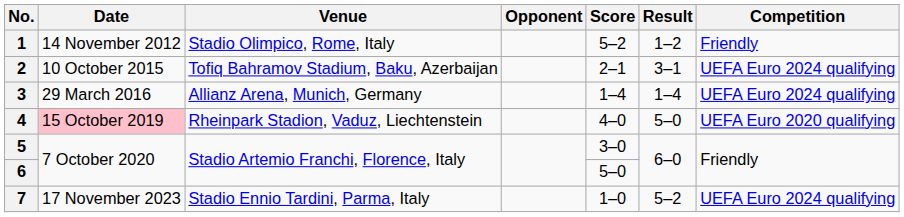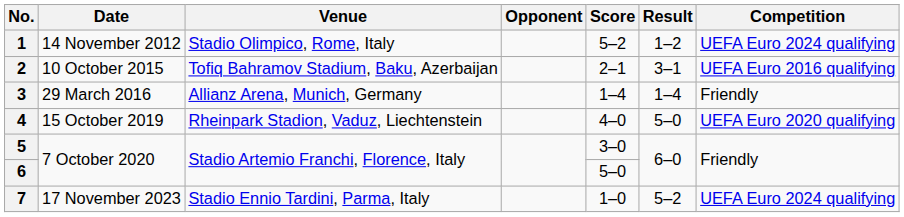(729, 43) Friendly -> (798, 43) UEFA Euro 2024 qualifying
(798, 69) UEFA Euro 2024 qualifying -> (798, 69) UEFA Euro 2016 qualifying
(798, 95) UEFA Euro 2024 qualifying -> (729, 95) Friendly
(103, 120) pink background -> (103, 120) no background
